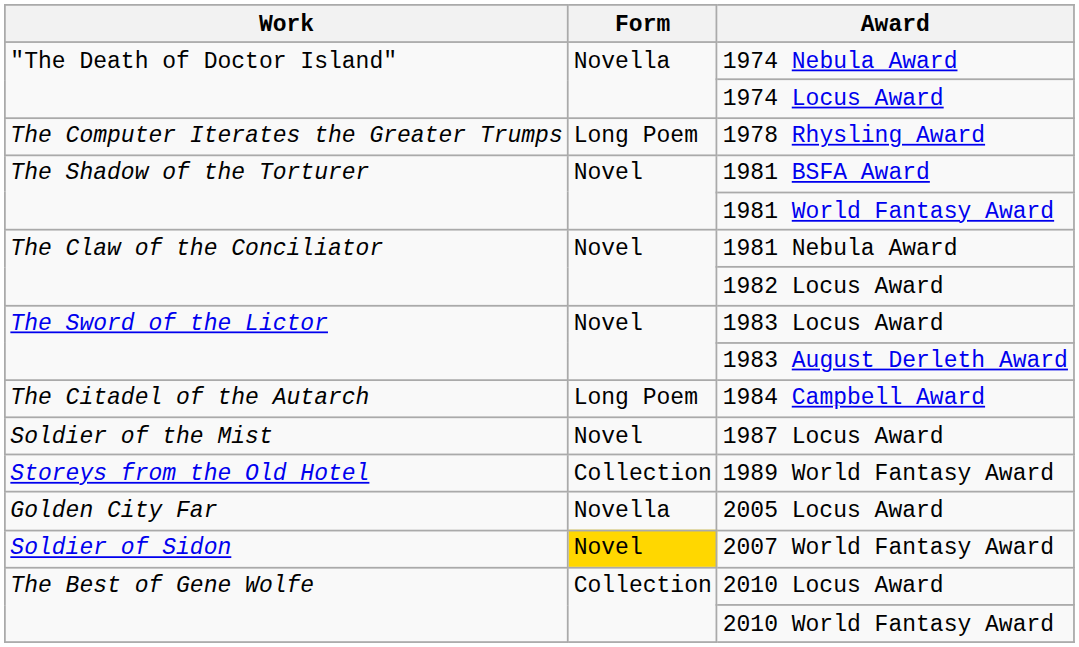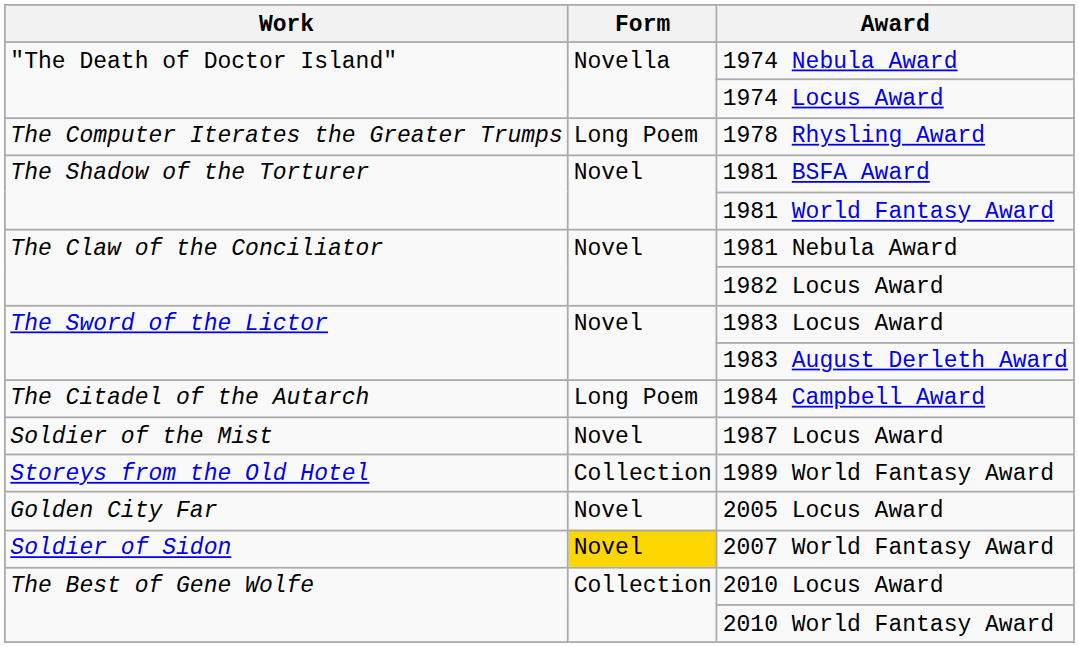(622, 511) Novella -> (608, 511) Novel
